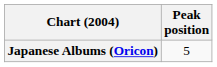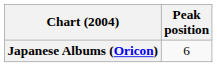(187, 51) 5 -> (187, 51) 6
